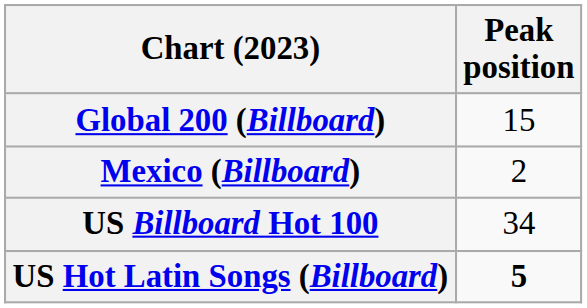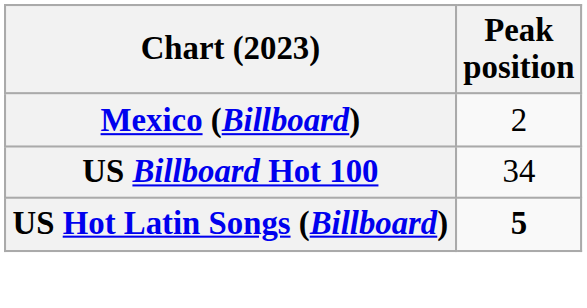- row: (230, 119)
